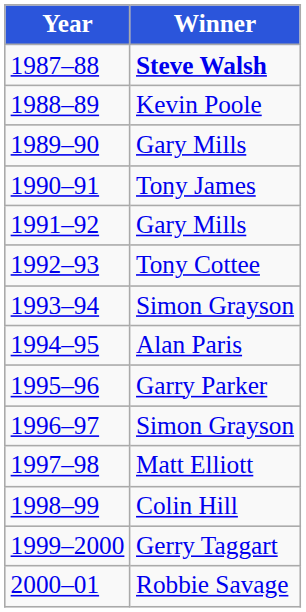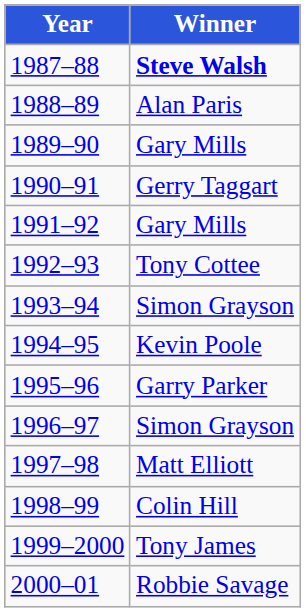(199, 104) Kevin Poole -> (189, 104) Alan Paris
(196, 184) Tony James -> (207, 184) Gerry Taggart
(189, 345) Alan Paris -> (199, 345) Kevin Poole
(207, 545) Gerry Taggart -> (196, 545) Tony James
